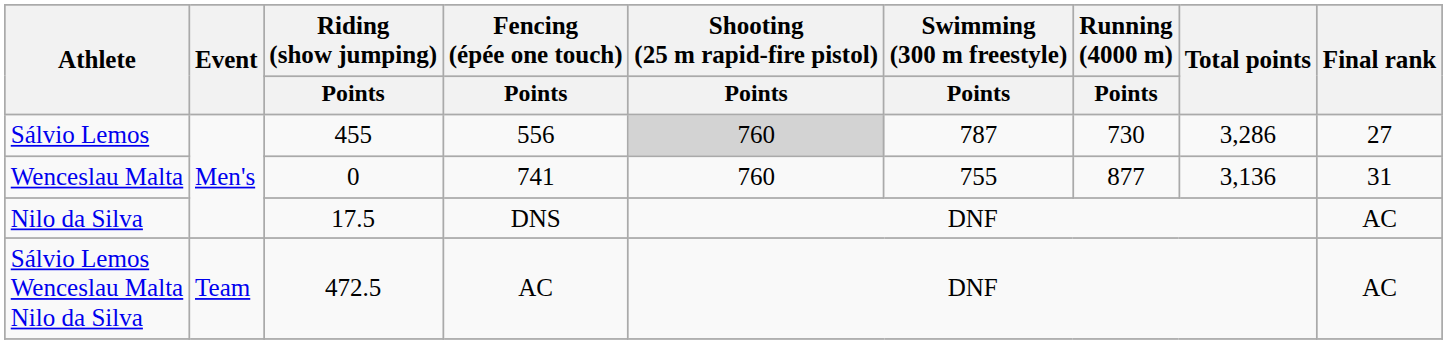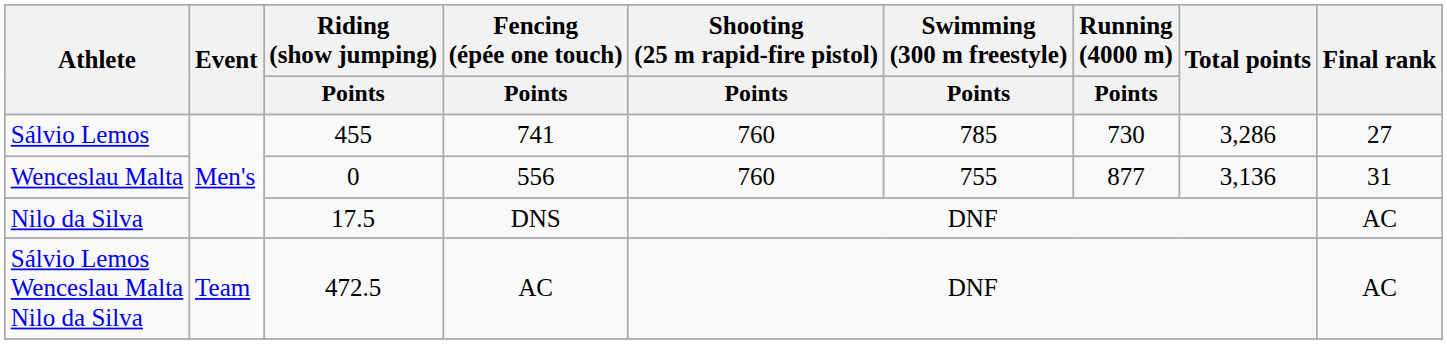(536, 135) 556 -> (536, 135) 741
(756, 135) lightgrey background -> (756, 135) no background
(979, 135) 787 -> (979, 135) 785
(536, 176) 741 -> (536, 176) 556
